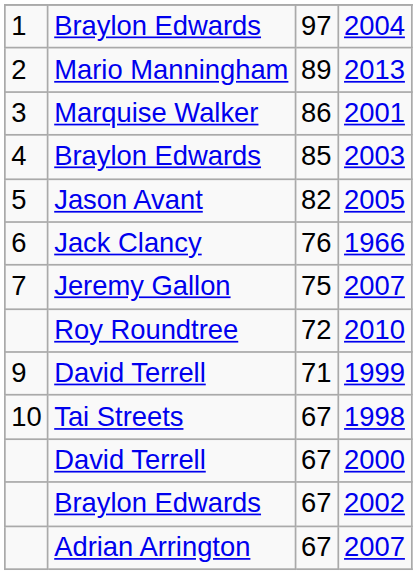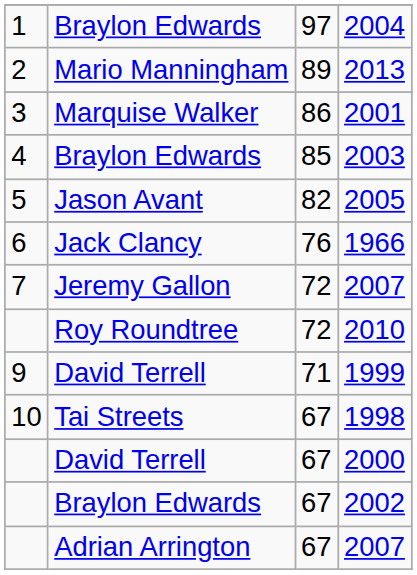(316, 286) 75 -> (316, 286) 72
